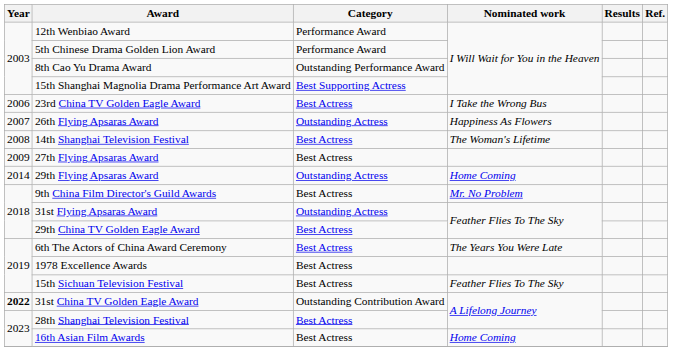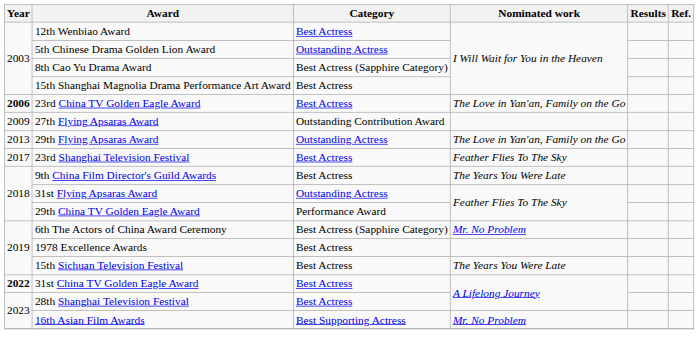(341, 31) Performance Award -> (324, 31) Best Actress
(341, 49) Performance Award -> (342, 49) Outstanding Actress
(370, 67) Outstanding Performance Award -> (372, 67) Best Actress (Sapphire Category)
(351, 85) Best Supporting Actress -> (324, 85) Best Actress
(18, 103) normal -> (18, 103) bold
(498, 103) I Take the Wrong Bus -> (539, 103) The Love in Yan'an, Family on the Go
- row: (97, 121)
- row: (112, 139)
(324, 157) Best Actress -> (370, 121) Outstanding Contribution Award
(18, 175) 2014 -> (18, 139) 2013
(483, 175) Home Coming -> (539, 139) The Love in Yan'an, Family on the Go
+ row: (112, 157)
(486, 193) Mr. No Problem -> (509, 175) The Years You Were Late
(324, 229) Best Actress -> (341, 211) Performance Award
(324, 247) Best Actress -> (372, 229) Best Actress (Sapphire Category)
(506, 247) The Years You Were Late -> (489, 229) Mr. No Problem
(507, 283) Feather Flies To The Sky -> (509, 265) The Years You Were Late
(370, 301) Outstanding Contribution Award -> (324, 283) Best Actress
(324, 337) Best Actress -> (351, 319) Best Supporting Actress
(483, 337) Home Coming -> (489, 319) Mr. No Problem
